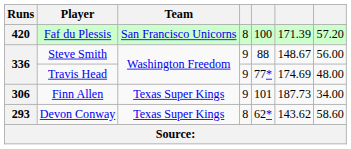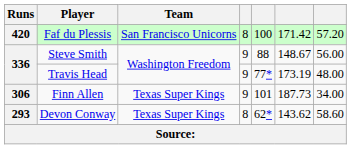(294, 34) 171.39 -> (294, 34) 171.42
(294, 74) 174.69 -> (294, 74) 173.19
